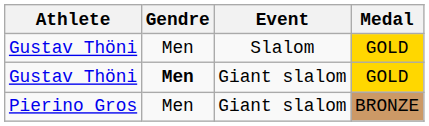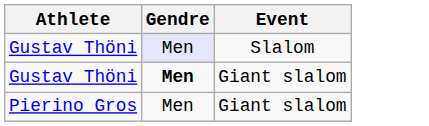- column: (387, 19)
(178, 48) no background -> (178, 48) lavender background
